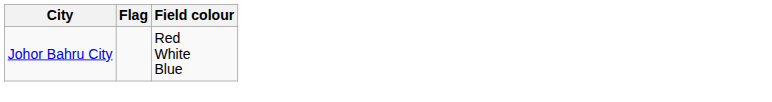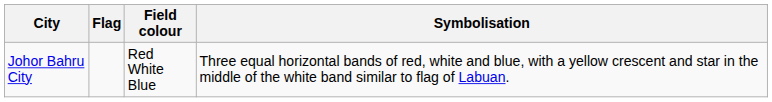+ column: (482, 23)
